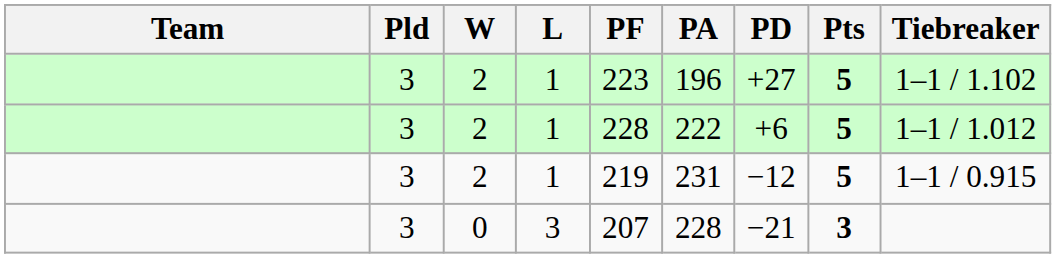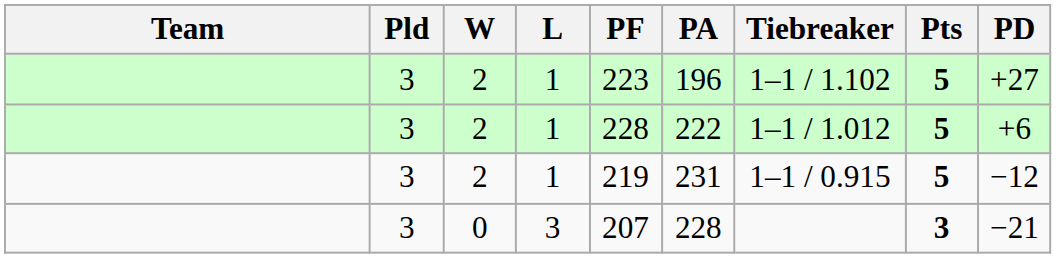columns swapped: (771, 29) <-> (966, 29)
